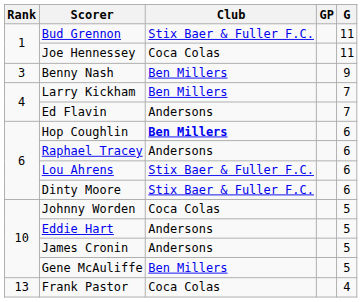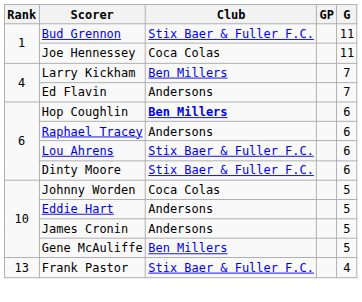- row: (78, 73)
(184, 287) Coca Colas -> (231, 268) Stix Baer & Fuller F.C.
